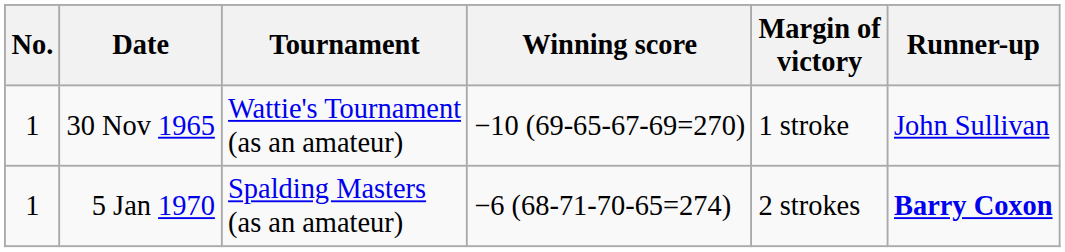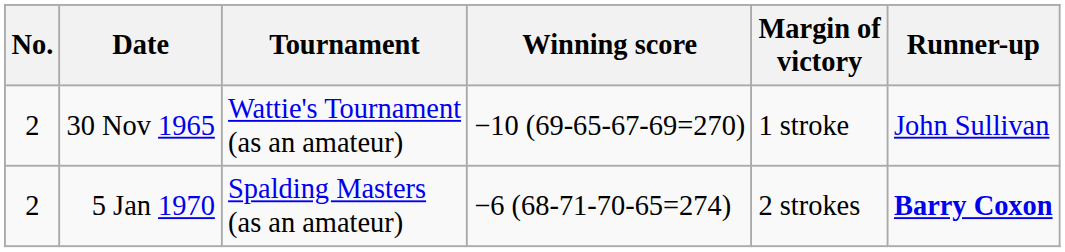(32, 125) 1 -> (32, 125) 2
(32, 206) 1 -> (32, 206) 2
